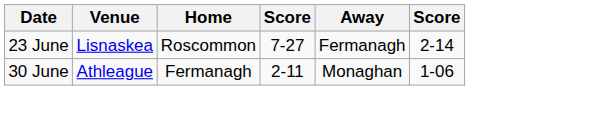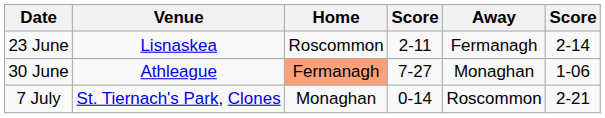(287, 44) 7-27 -> (415, 44) 2-11
(208, 71) no background -> (336, 71) lightsalmon background
(287, 71) 2-11 -> (415, 71) 7-27
+ row: (39, 98)
